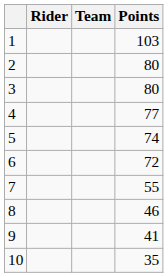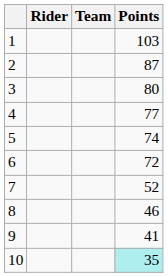(152, 65) 80 -> (152, 65) 87
(152, 187) 55 -> (152, 187) 52
(152, 260) no background -> (152, 260) paleturquoise background
